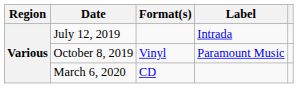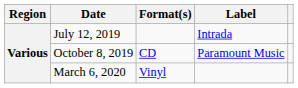(153, 53) Vinyl -> (147, 53) CD
(147, 72) CD -> (153, 72) Vinyl
